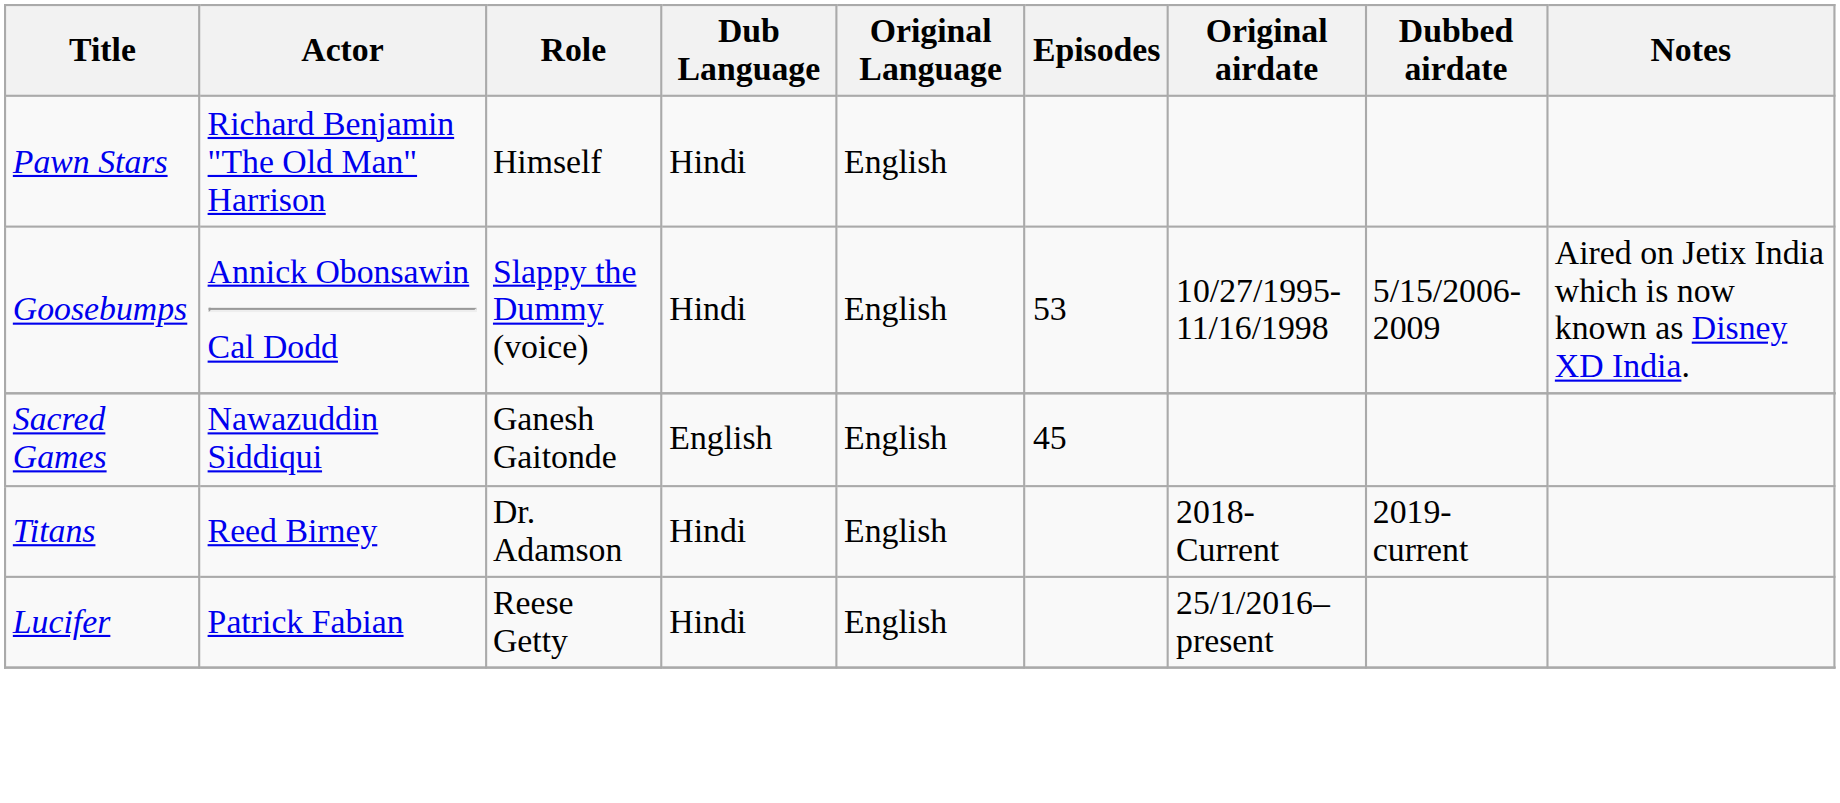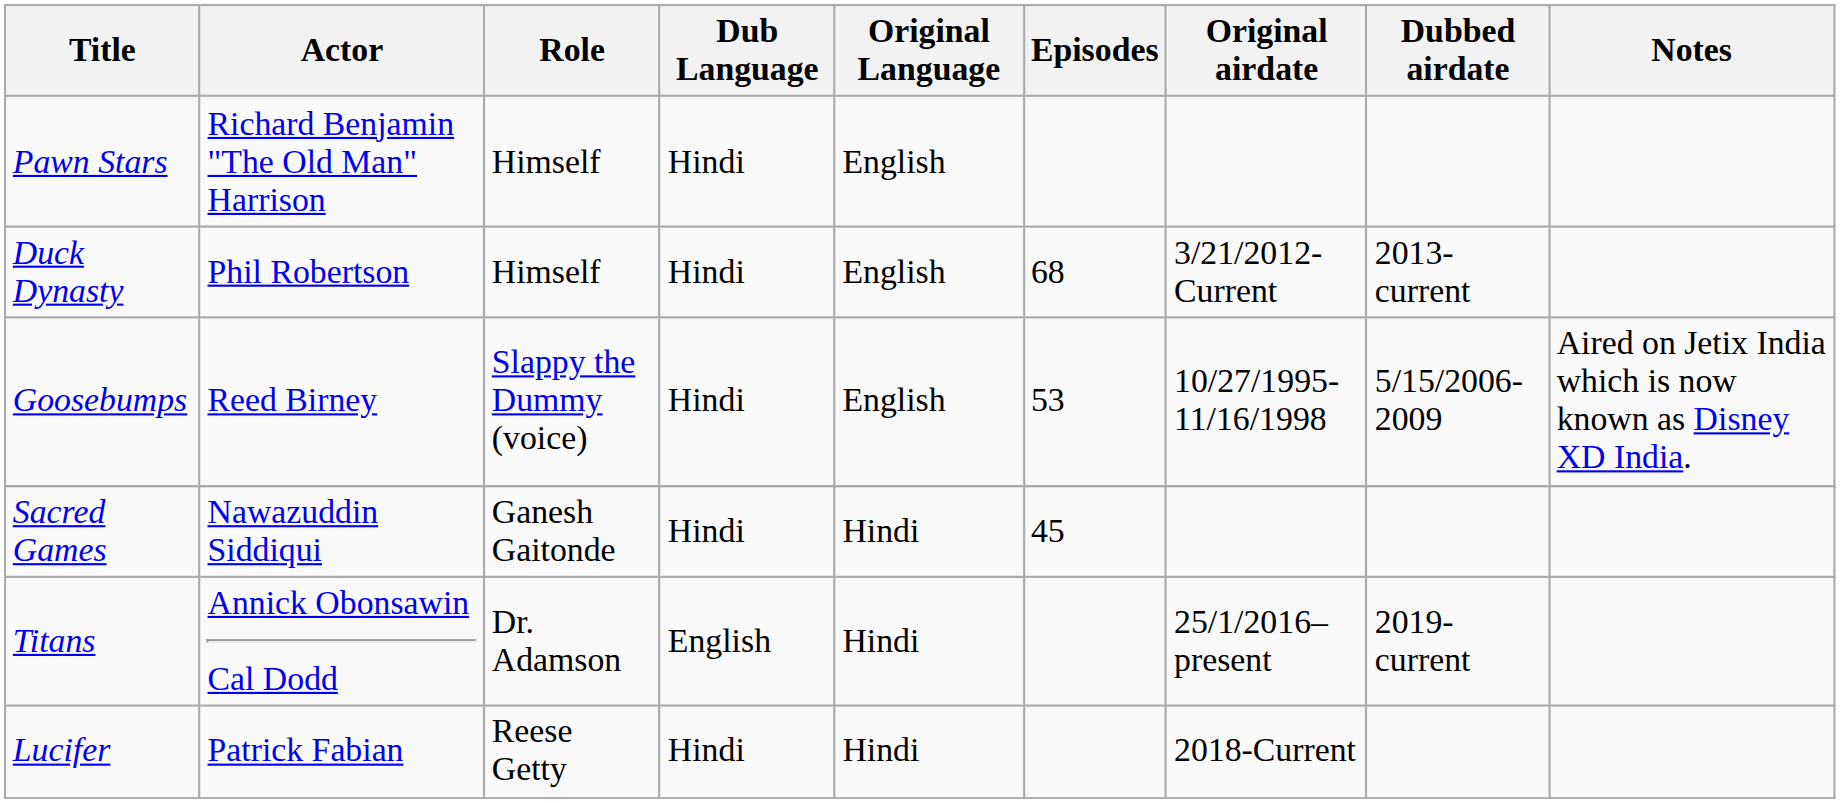+ row: (68, 271)
(343, 309) Annick Obonsawin Cal Dodd -> (292, 400) Reed Birney
(721, 438) English -> (706, 530) Hindi
(896, 438) English -> (881, 530) Hindi
(292, 530) Reed Birney -> (342, 640) Annick Obonsawin Cal Dodd
(708, 530) Hindi -> (719, 640) English
(896, 530) English -> (881, 640) Hindi
(1228, 530) 2018-Current -> (1251, 640) 25/1/2016– present
(896, 621) English -> (881, 751) Hindi
(1253, 621) 25/1/2016– present -> (1265, 751) 2018-Current
